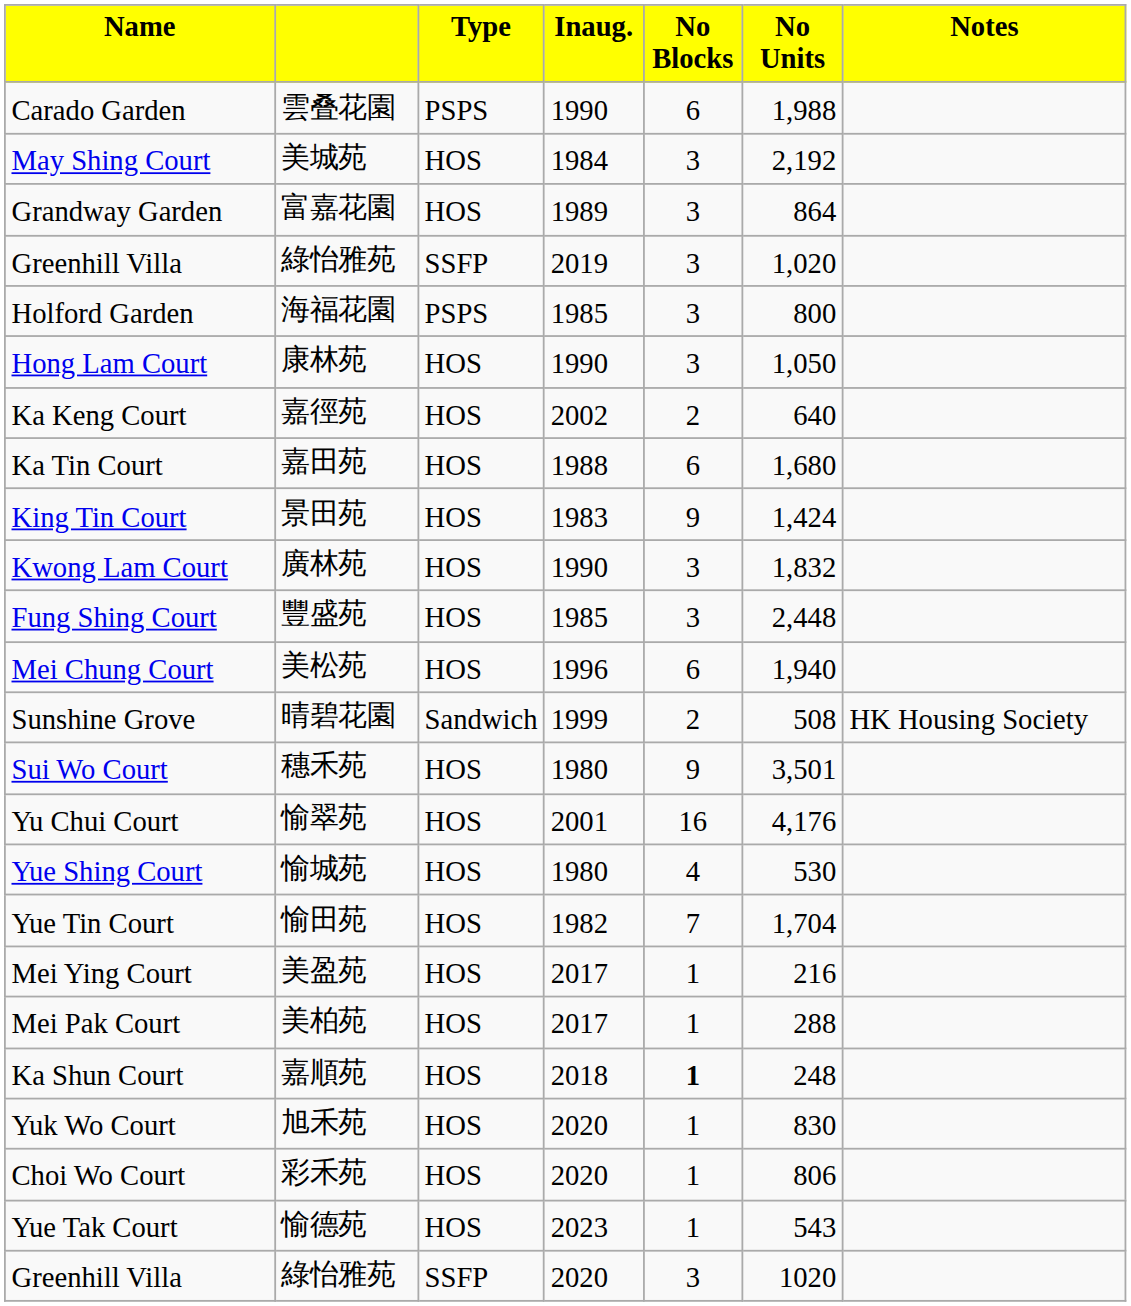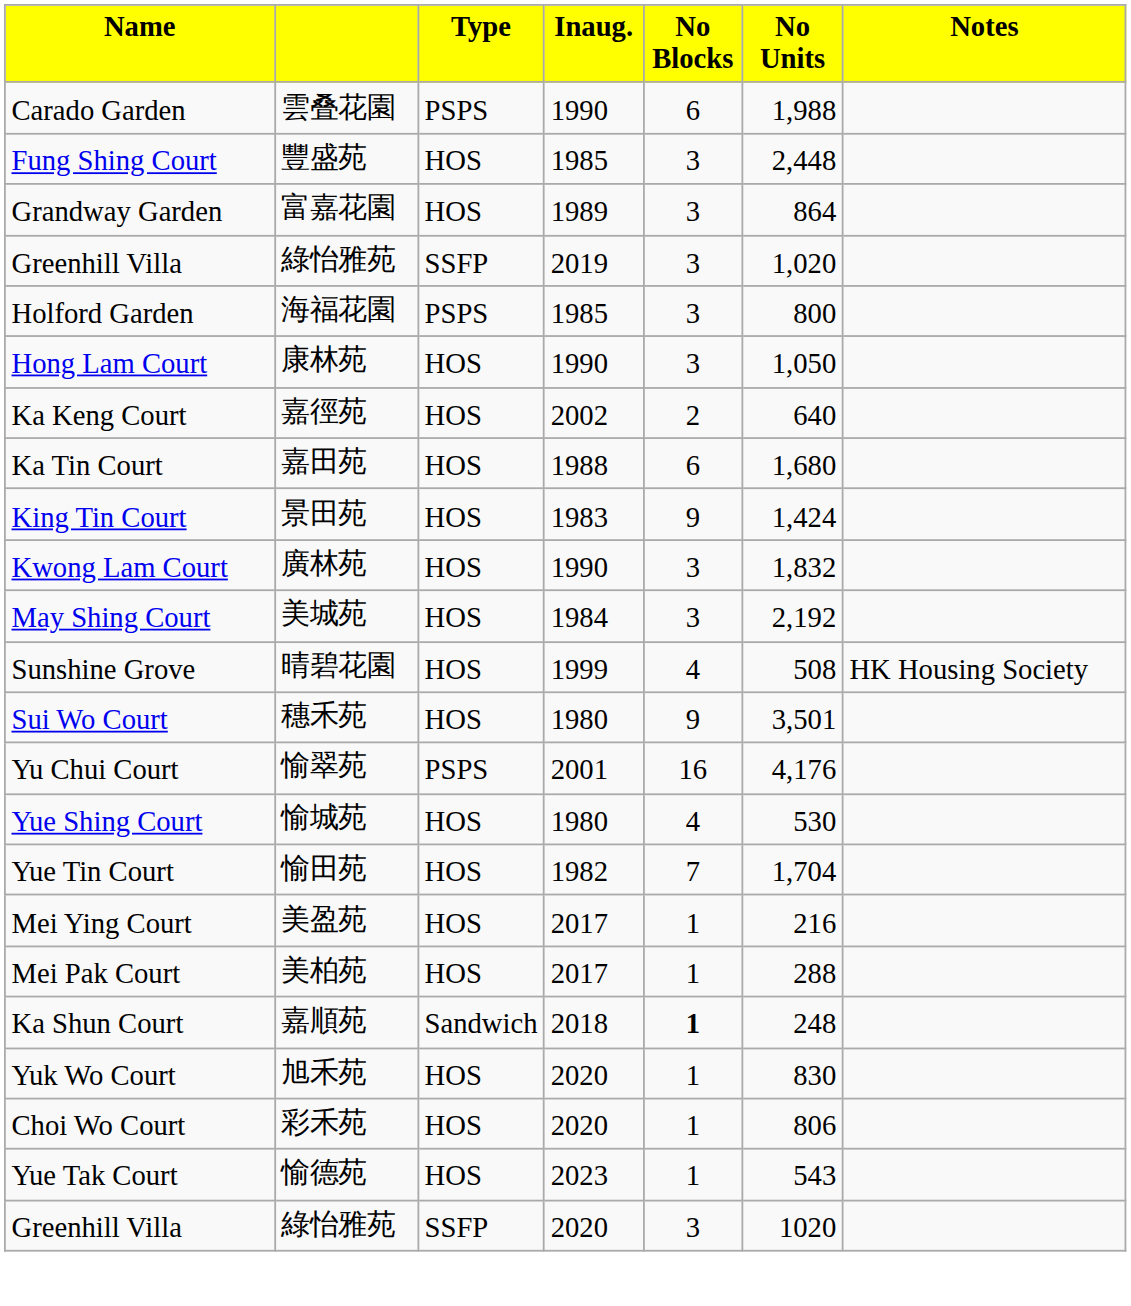rows swapped: (114, 618) <-> (111, 161)
- row: (113, 668)
(481, 719) Sandwich -> (453, 668) HOS
(693, 719) 2 -> (693, 668) 4
(453, 821) HOS -> (456, 770) PSPS
(453, 1075) HOS -> (481, 1024) Sandwich
